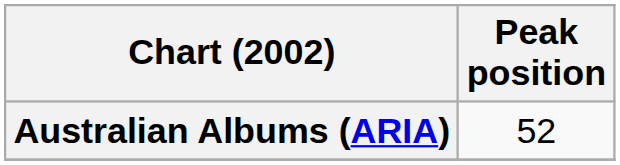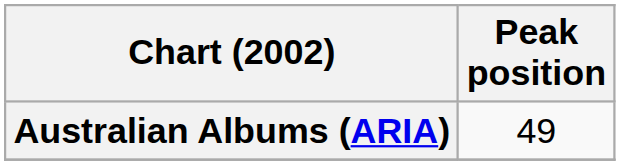(536, 130) 52 -> (536, 130) 49
